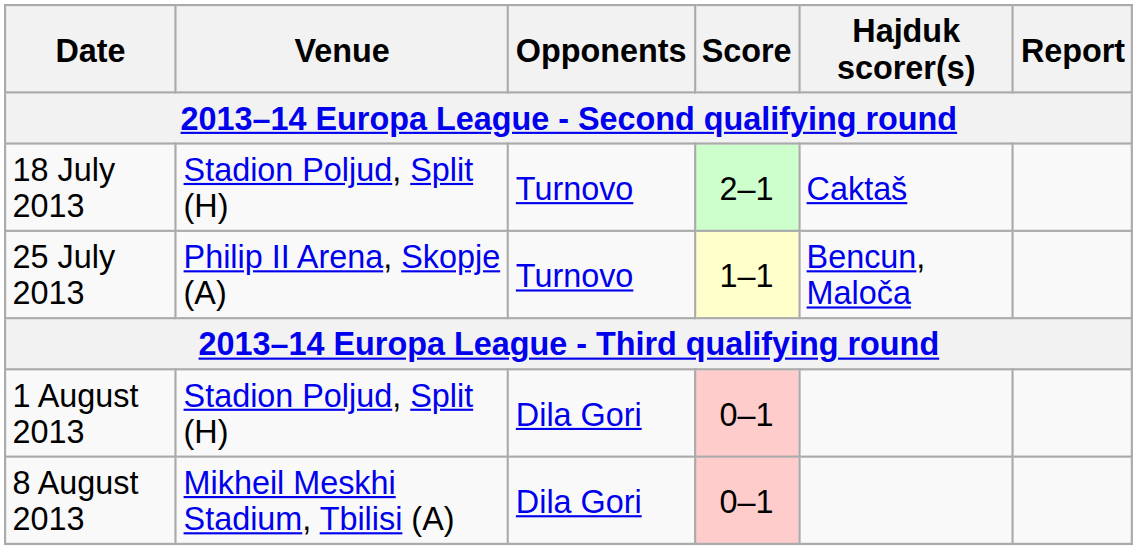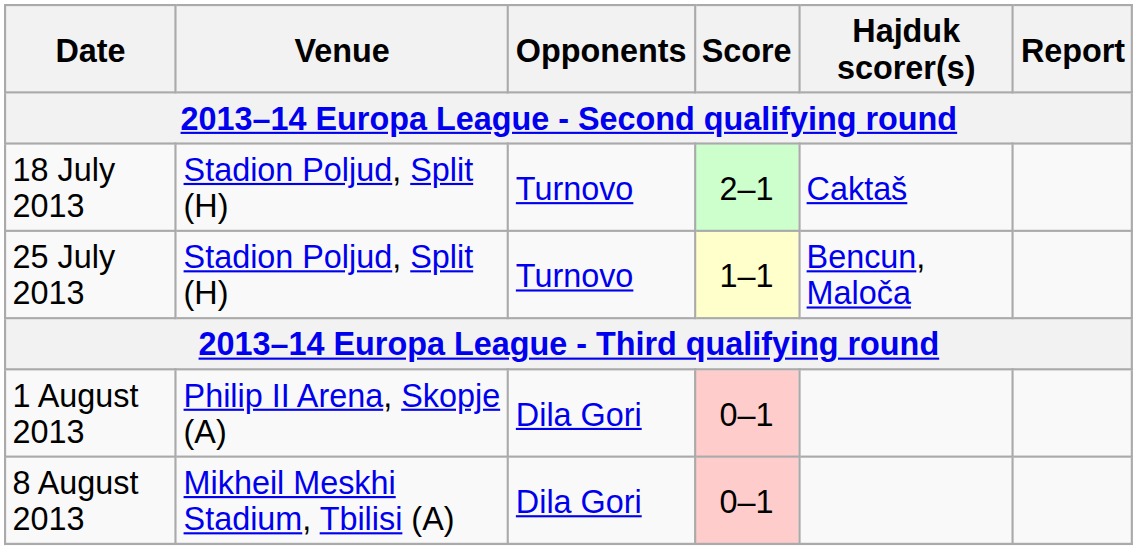(342, 275) Philip II Arena, Skopje (A) -> (328, 275) Stadion Poljud, Split (H)
(328, 414) Stadion Poljud, Split (H) -> (342, 414) Philip II Arena, Skopje (A)
